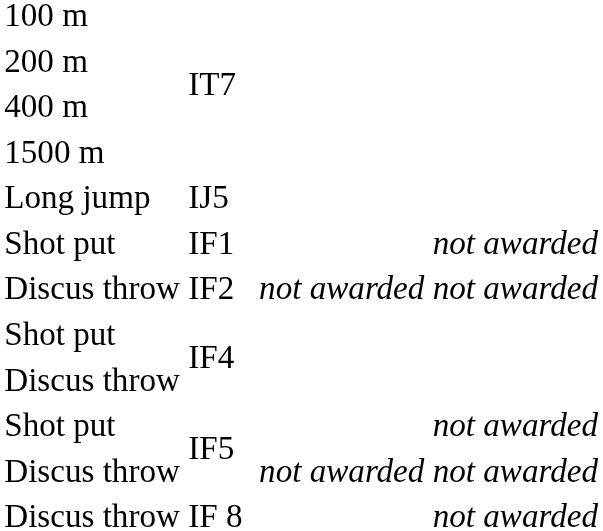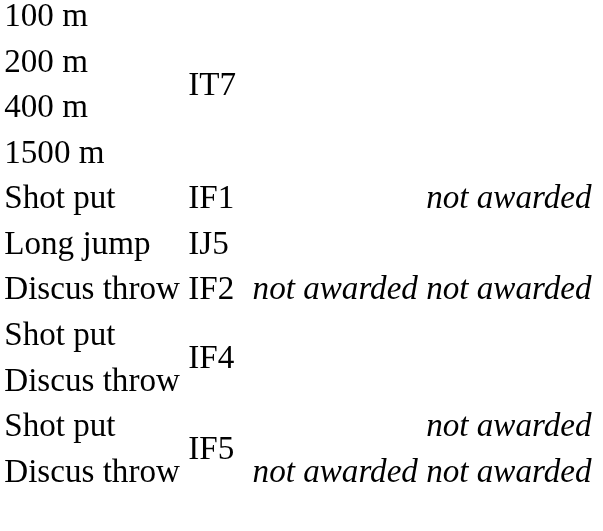rows swapped: (77, 197) <-> (60, 243)
- row: (92, 516)
